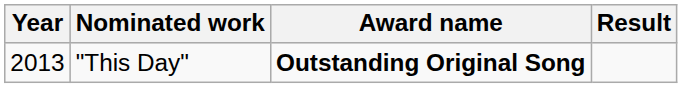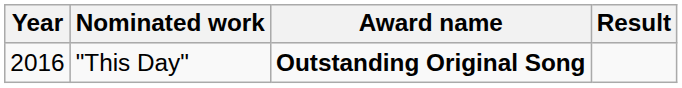(37, 62) 2013 -> (37, 62) 2016
